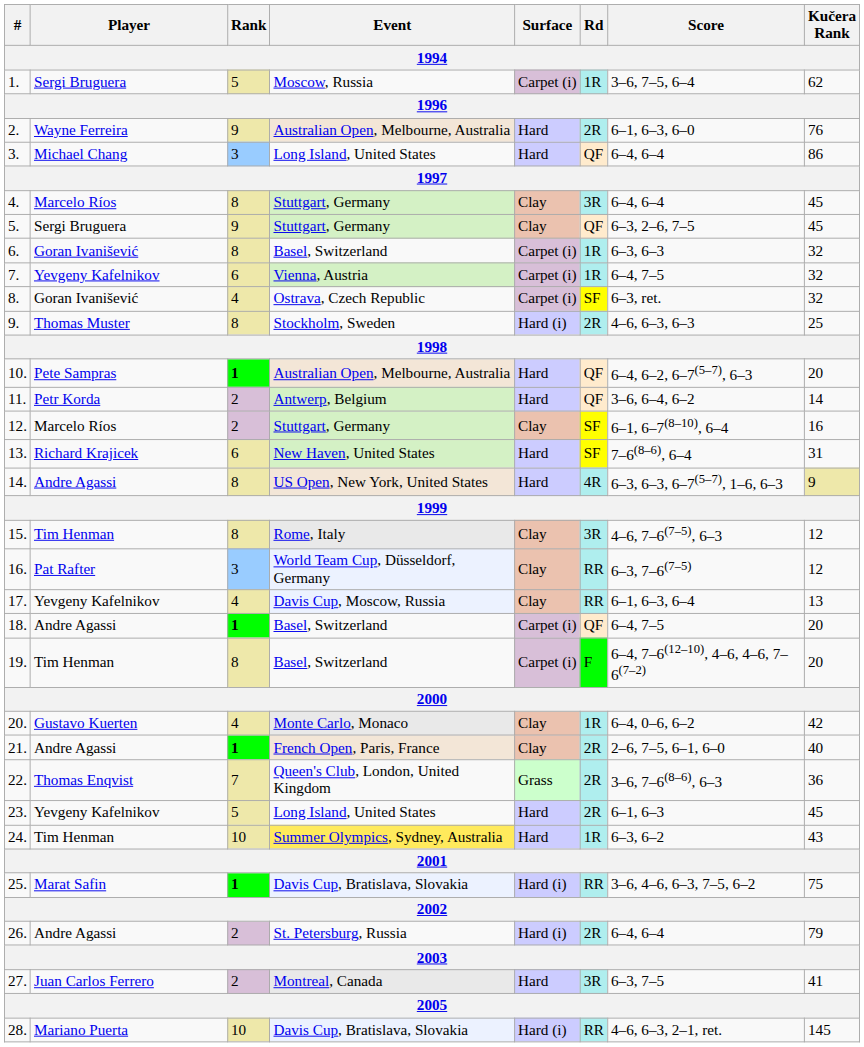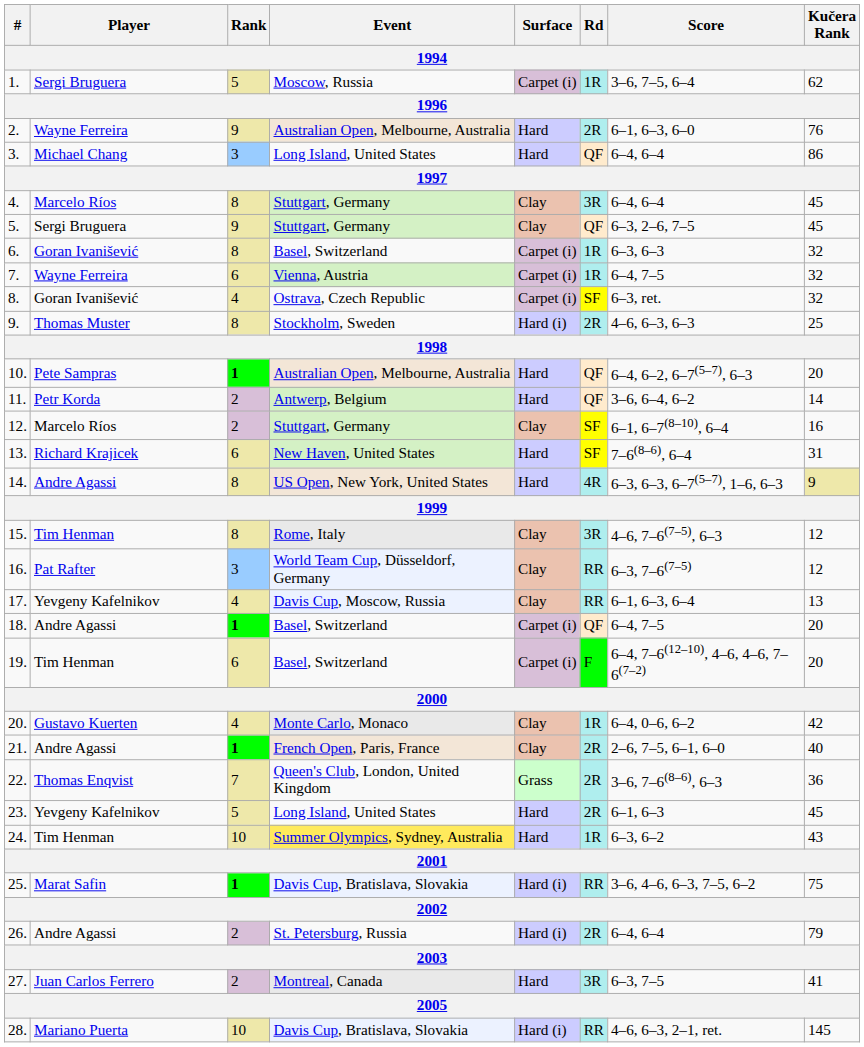(97, 274) Yevgeny Kafelnikov -> (81, 274) Wayne Ferreira
(235, 662) 8 -> (235, 662) 6
